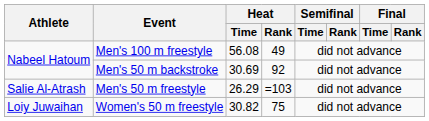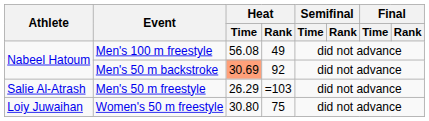(244, 70) no background -> (244, 70) lightsalmon background
(244, 108) 30.82 -> (244, 108) 30.80
